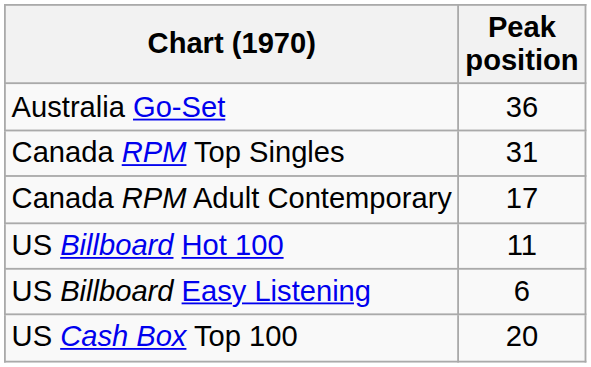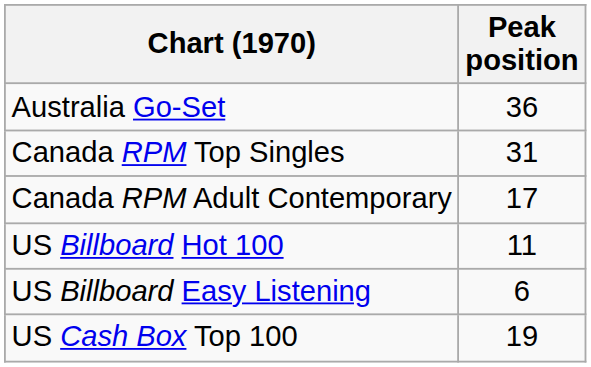(522, 337) 20 -> (522, 337) 19
